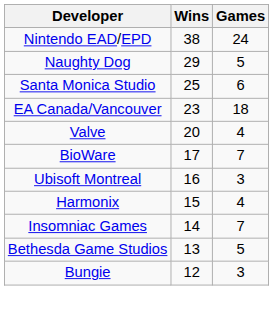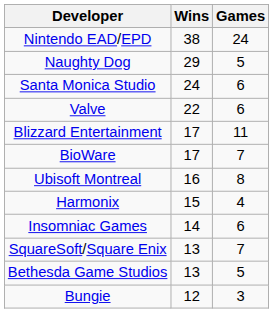(192, 86) 25 -> (192, 86) 24
- row: (88, 109)
(192, 132) 20 -> (192, 109) 22
(241, 132) 4 -> (241, 109) 6
+ row: (88, 132)
(241, 179) 3 -> (241, 179) 8
(241, 226) 7 -> (241, 226) 6
+ row: (88, 249)
